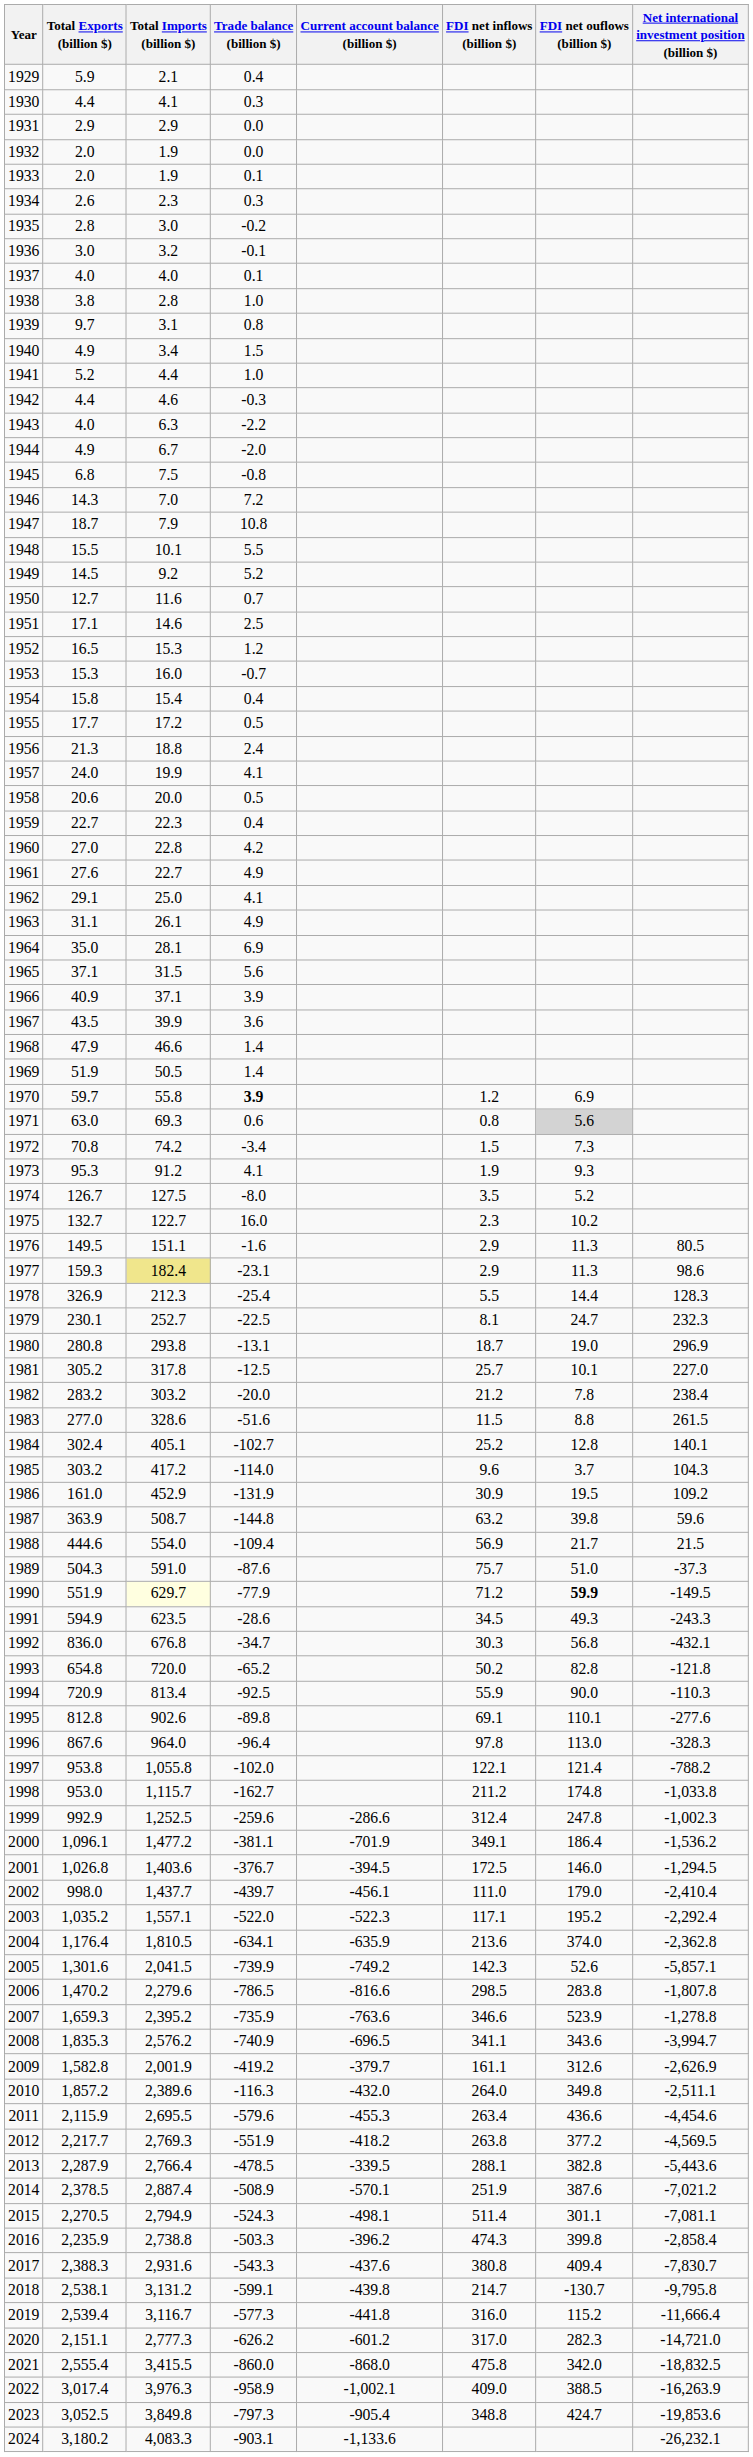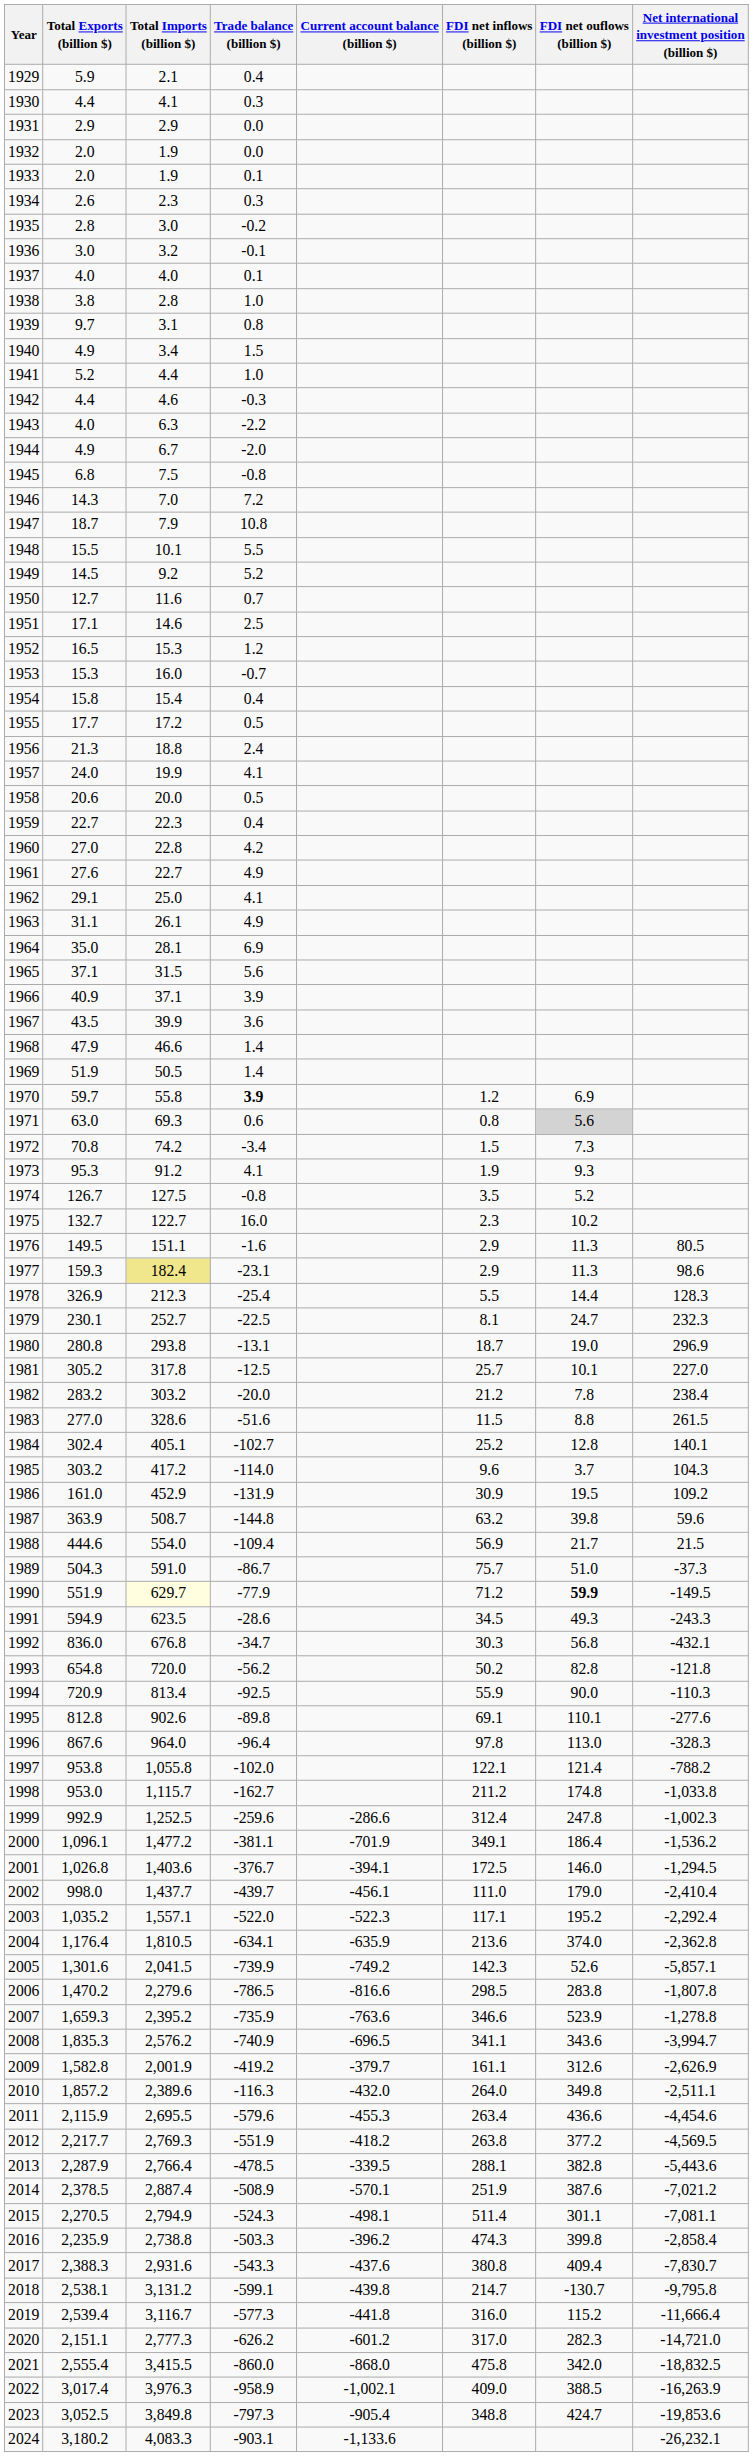(254, 1196) -8.0 -> (254, 1196) -0.8
(254, 1569) -87.6 -> (254, 1569) -86.7
(254, 1668) -65.2 -> (254, 1668) -56.2
(370, 1867) -394.5 -> (370, 1867) -394.1
